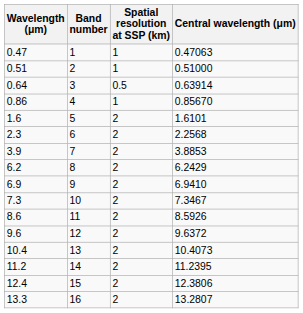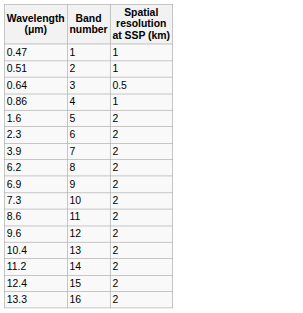- column: (235, 24)
